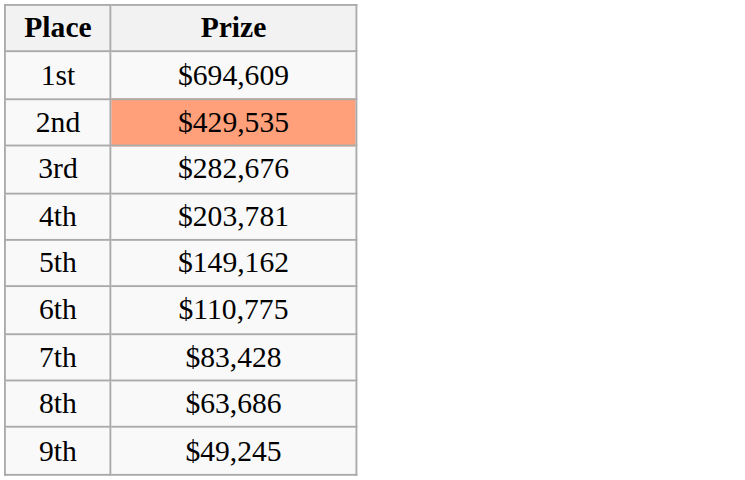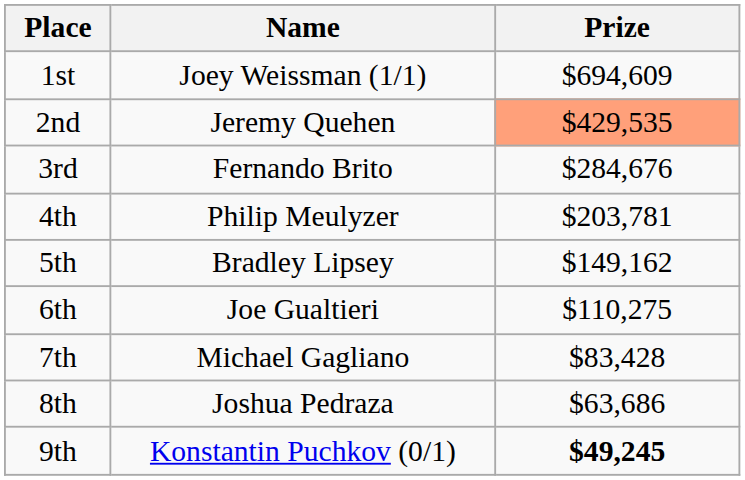+ column: (303, 27)
(234, 168) $282,676 -> (617, 168) $284,676
(234, 309) $110,775 -> (617, 309) $110,275
(234, 450) normal -> (617, 450) bold
